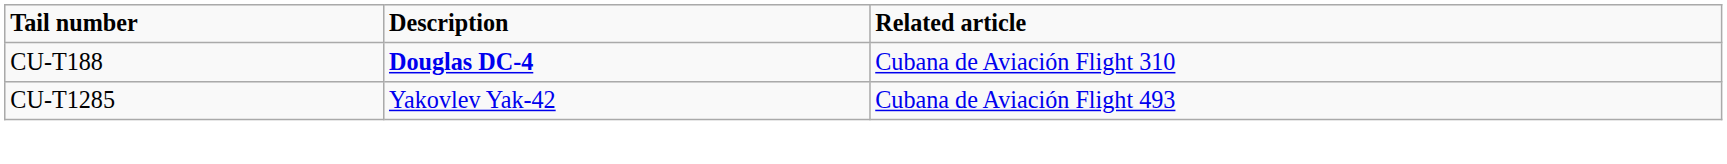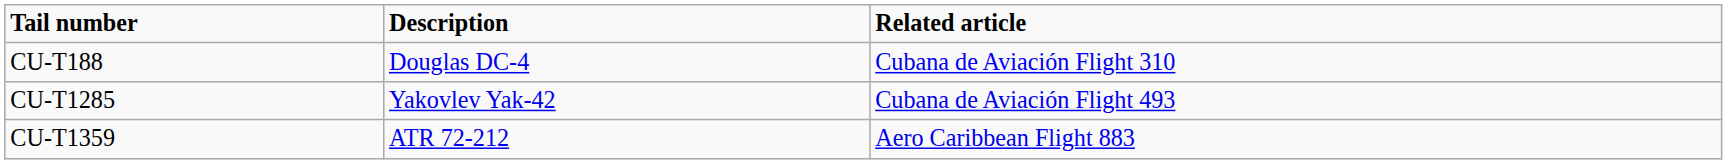(461, 61) bold -> (459, 61) normal
+ row: (63, 138)
